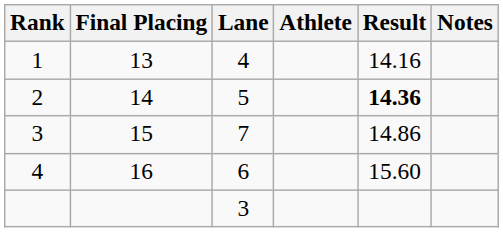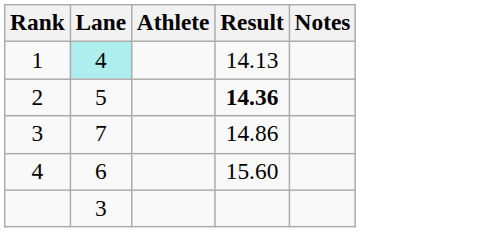- column: (141, 23)
(243, 60) no background -> (101, 60) paleturquoise background
(395, 60) 14.16 -> (252, 60) 14.13
